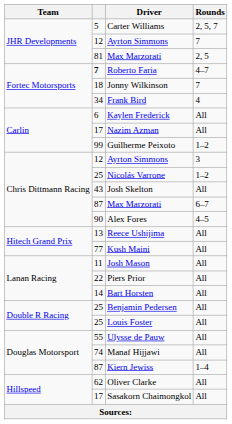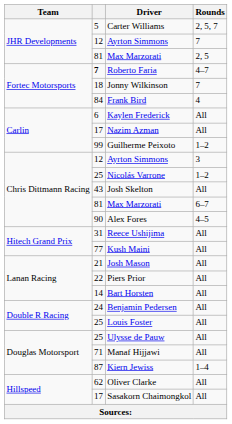(98, 100) 34 -> (98, 100) 84
(98, 204) 87 -> (98, 204) 81
(98, 233) 13 -> (98, 233) 31
(98, 263) 11 -> (98, 263) 21
(98, 307) 25 -> (98, 307) 24
(98, 337) 55 -> (98, 337) 25
(98, 352) 74 -> (98, 352) 71
